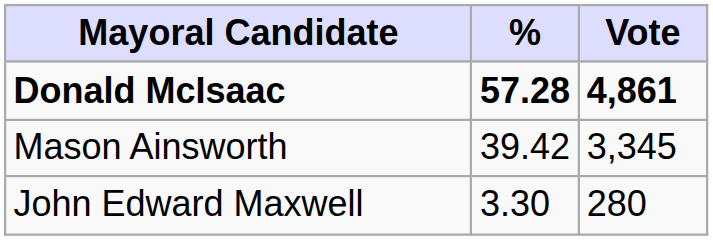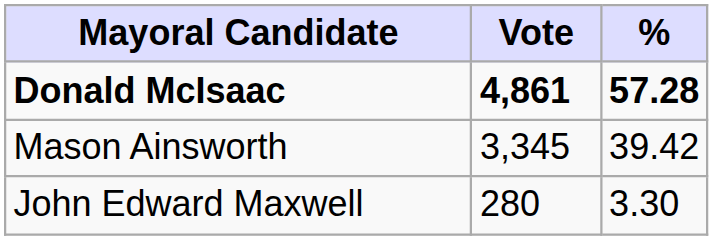columns swapped: (643, 33) <-> (525, 33)
